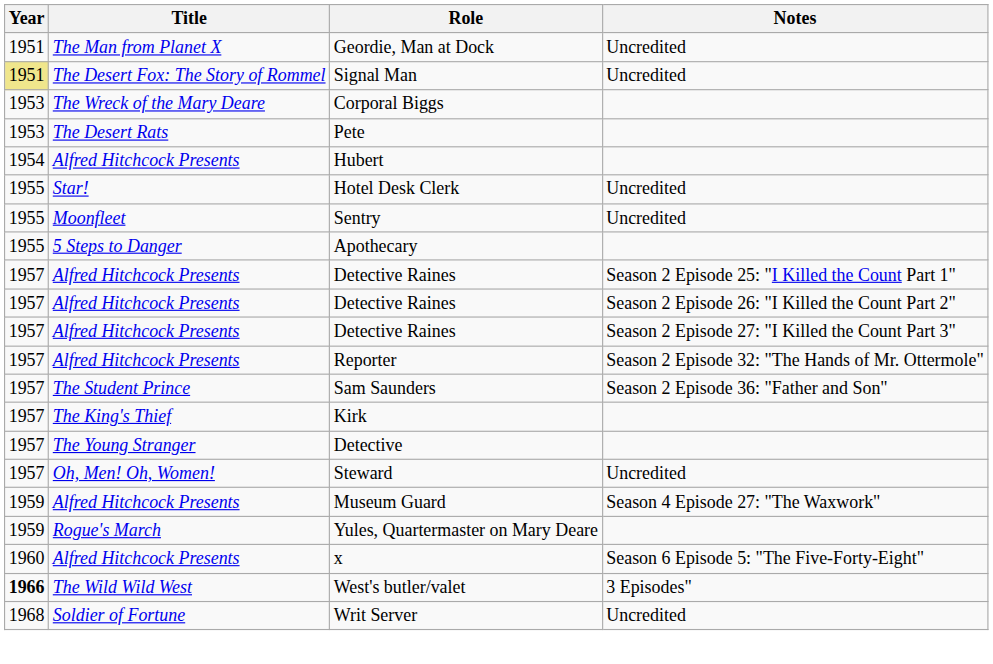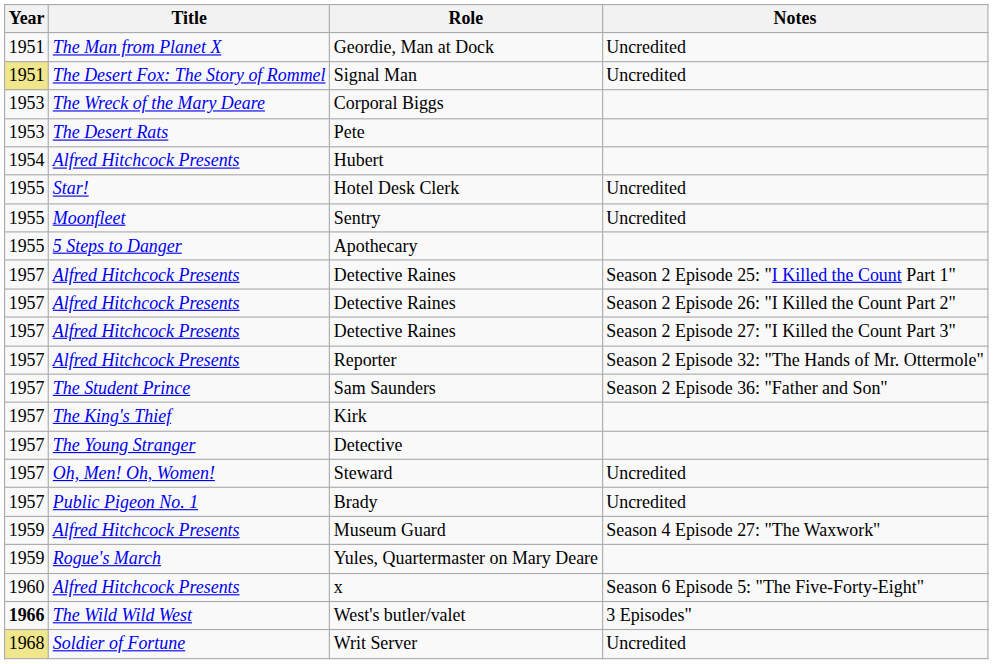+ row: (356, 501)
(27, 615) no background -> (27, 643) khaki background
